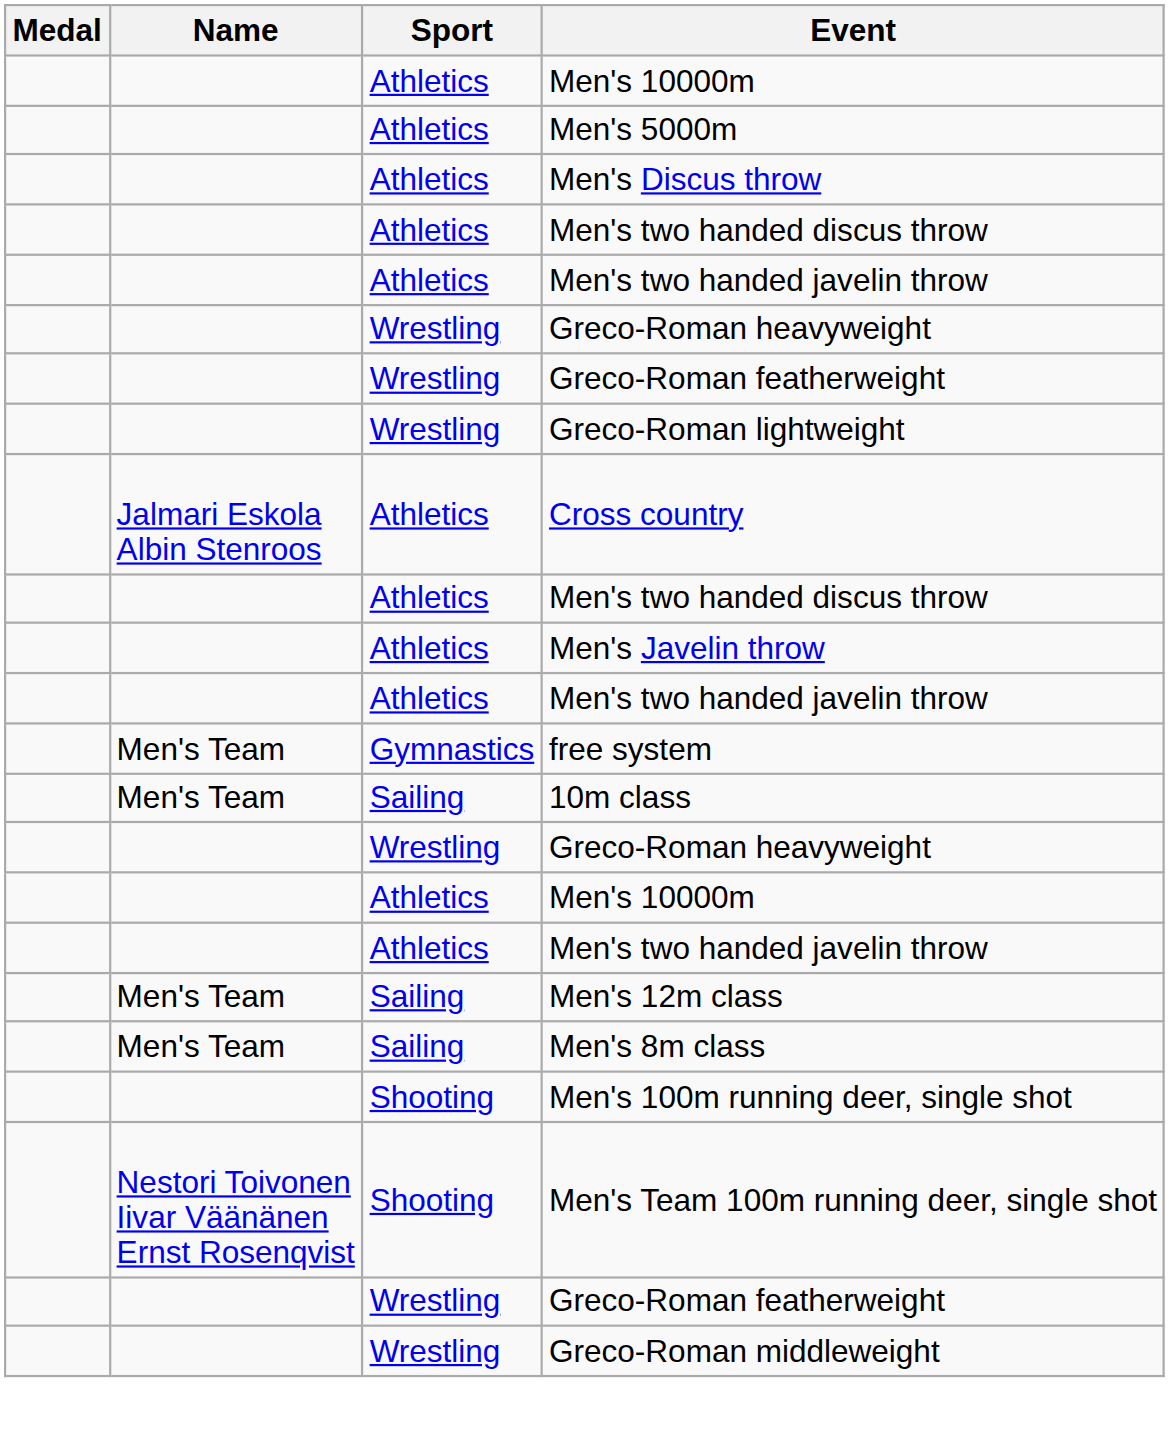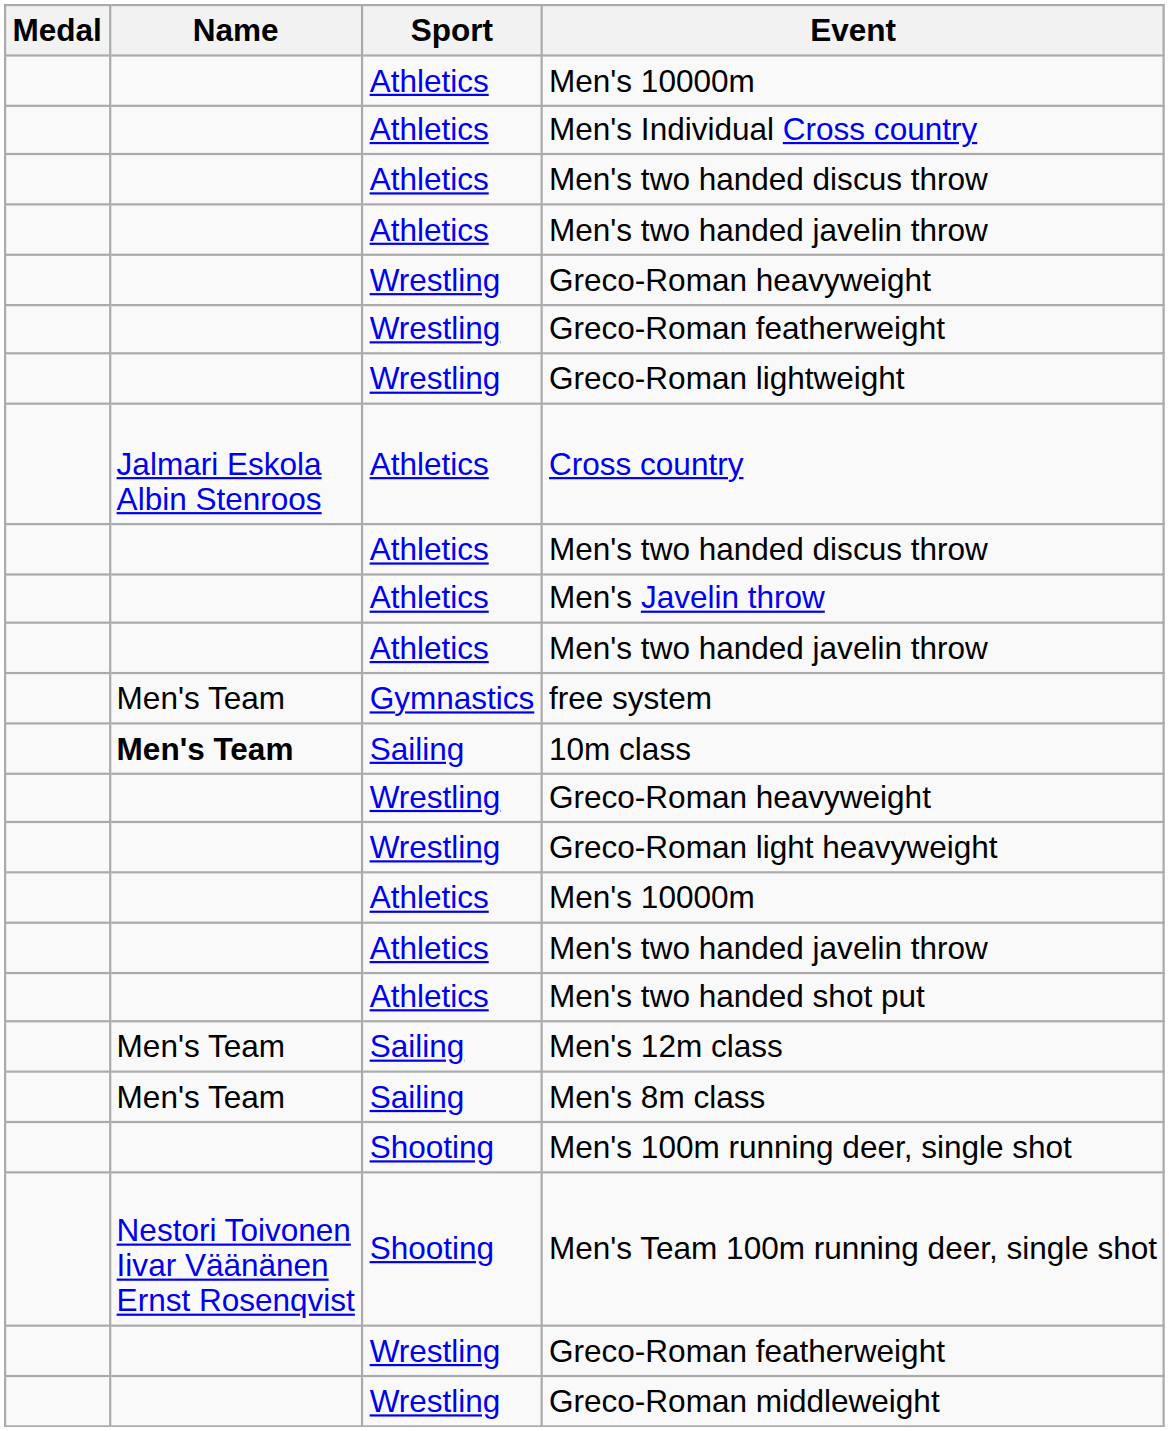- row: (429, 130)
+ row: (429, 130)
- row: (429, 180)
(201, 798) normal -> (205, 748) bold
+ row: (435, 848)
+ row: (429, 997)
